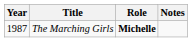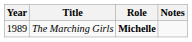(17, 28) 1987 -> (17, 28) 1989
